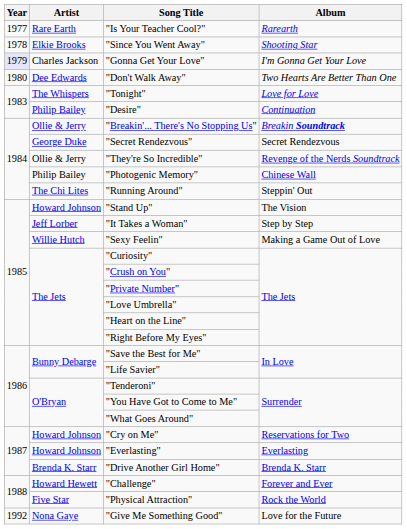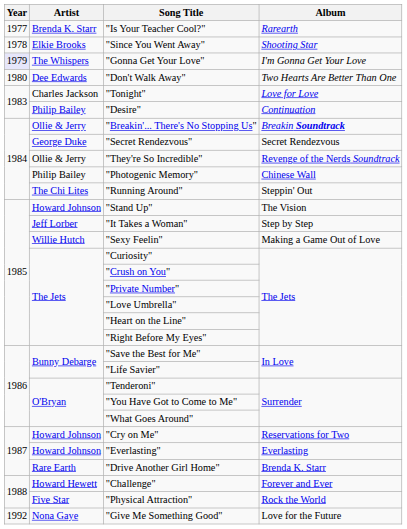(54, 28) Rare Earth -> (64, 28) Brenda K. Starr
(65, 61) Charles Jackson -> (60, 61) The Whispers
(60, 93) The Whispers -> (65, 93) Charles Jackson
(64, 467) Brenda K. Starr -> (54, 467) Rare Earth
